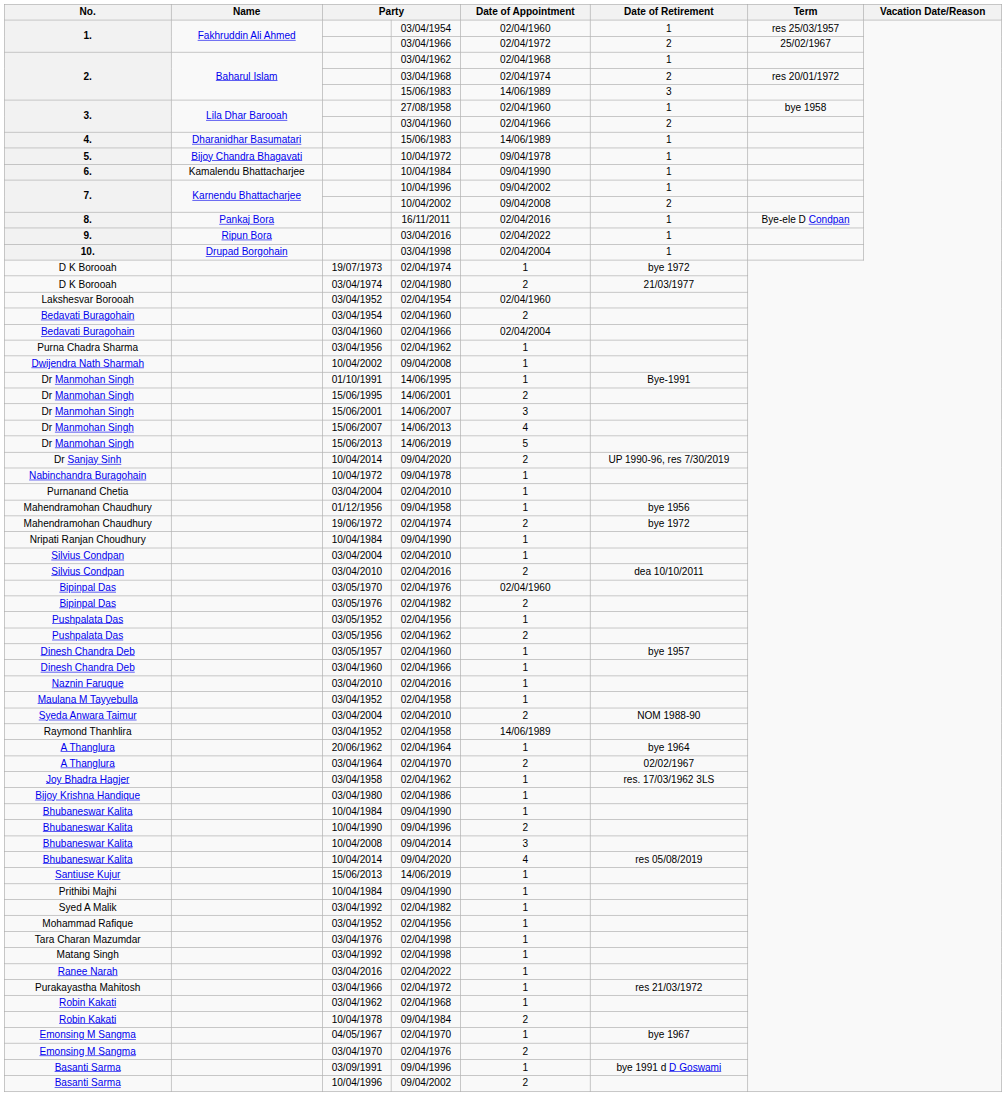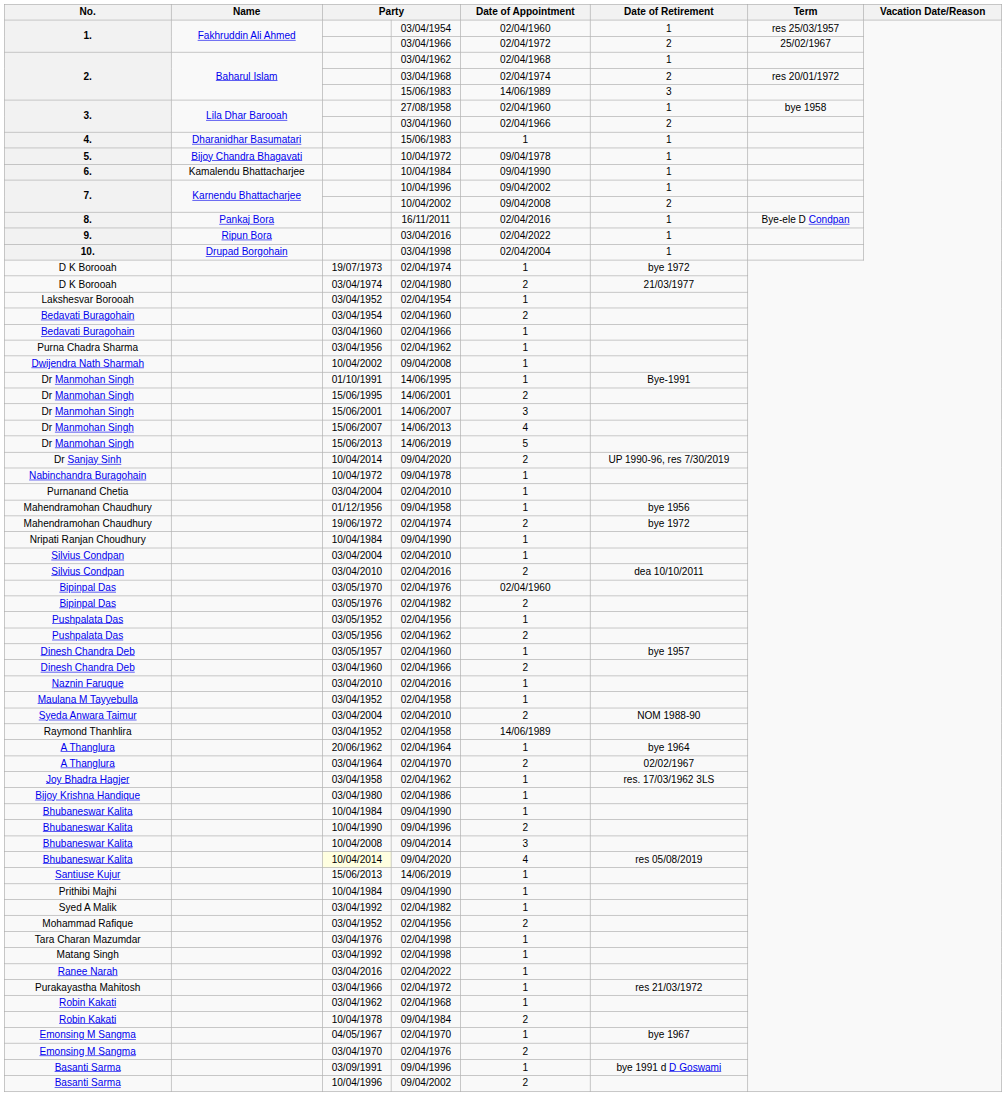(525, 140) 14/06/1989 -> (525, 140) 1
(525, 300) 02/04/1960 -> (525, 300) 1
(525, 332) 02/04/2004 -> (525, 332) 1
(525, 667) 1 -> (525, 667) 2
(357, 859) no background -> (357, 859) lightyellow background
(525, 923) 1 -> (525, 923) 2
